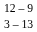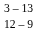rows swapped: (19, 24) <-> (19, 8)
